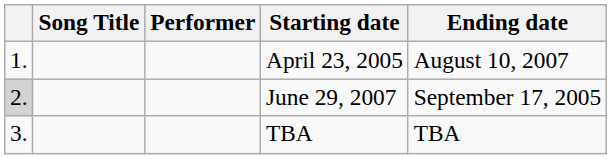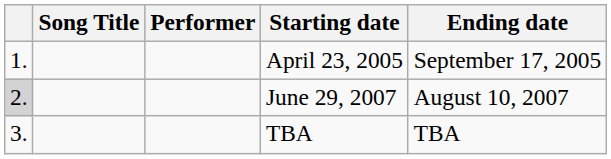(491, 60) August 10, 2007 -> (507, 60) September 17, 2005
(507, 97) September 17, 2005 -> (491, 97) August 10, 2007
